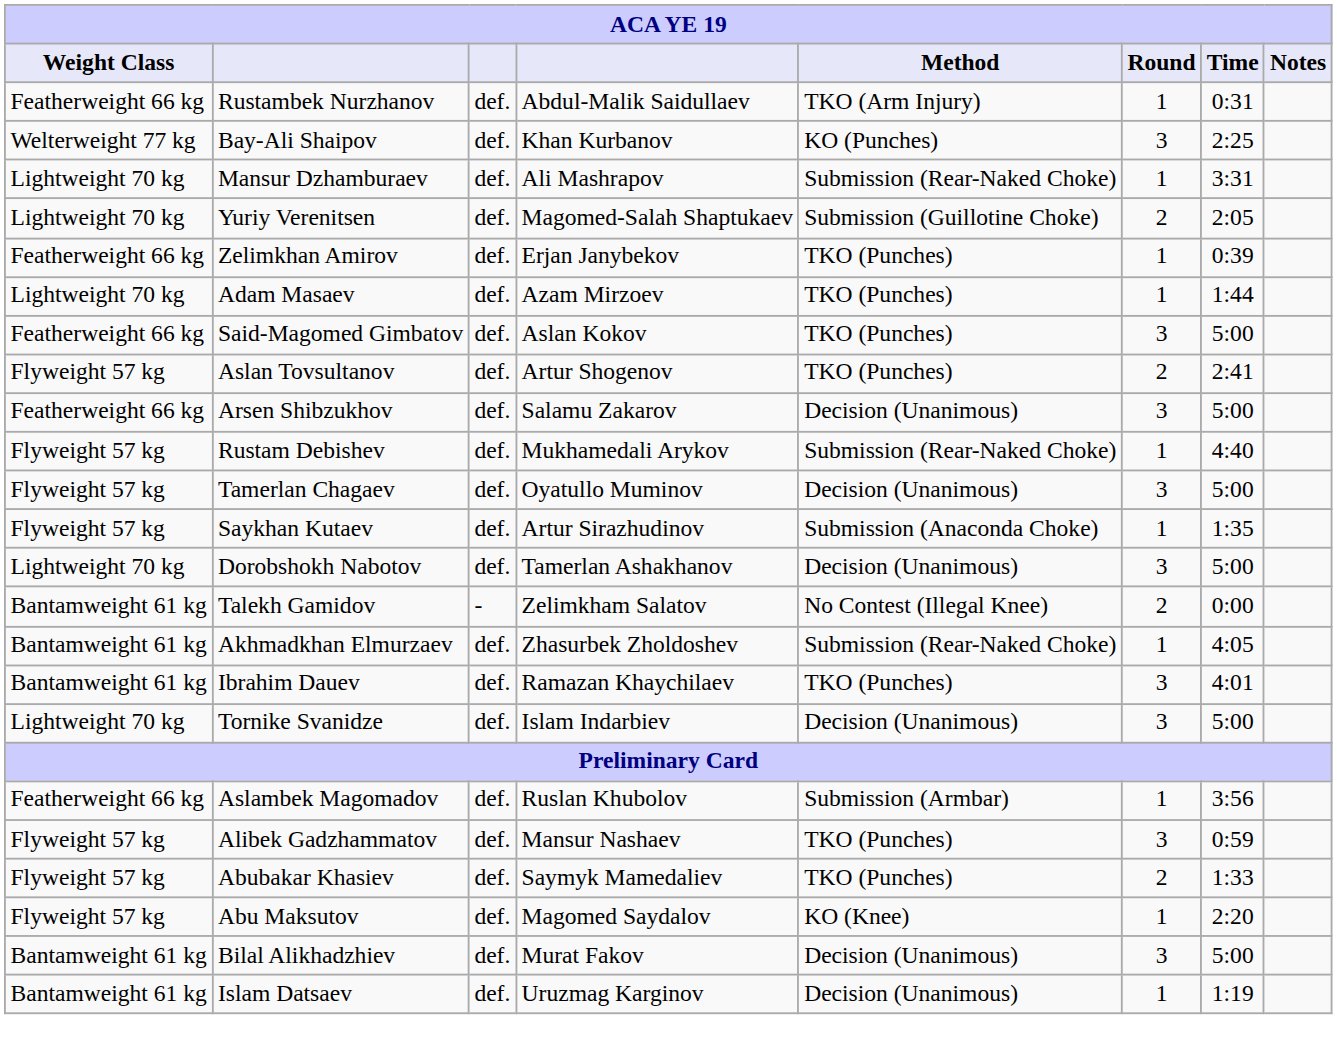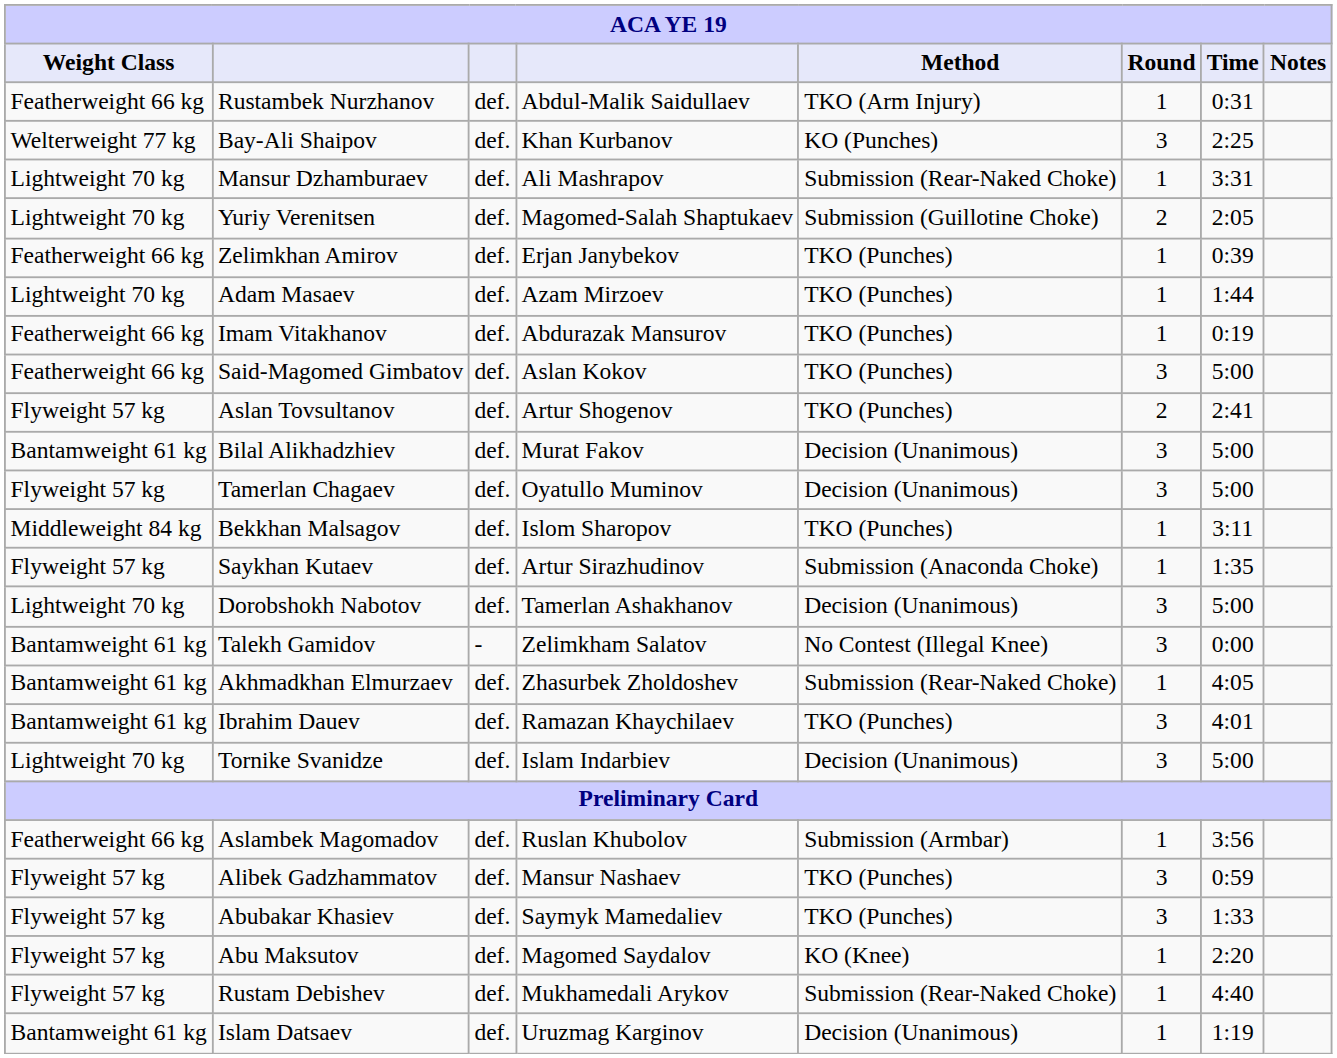+ row: (302, 334)
- row: (305, 411)
rows swapped: (301, 450) <-> (307, 955)
+ row: (309, 528)
(1162, 605) 2 -> (1162, 644) 3
(1162, 877) 2 -> (1162, 916) 3
